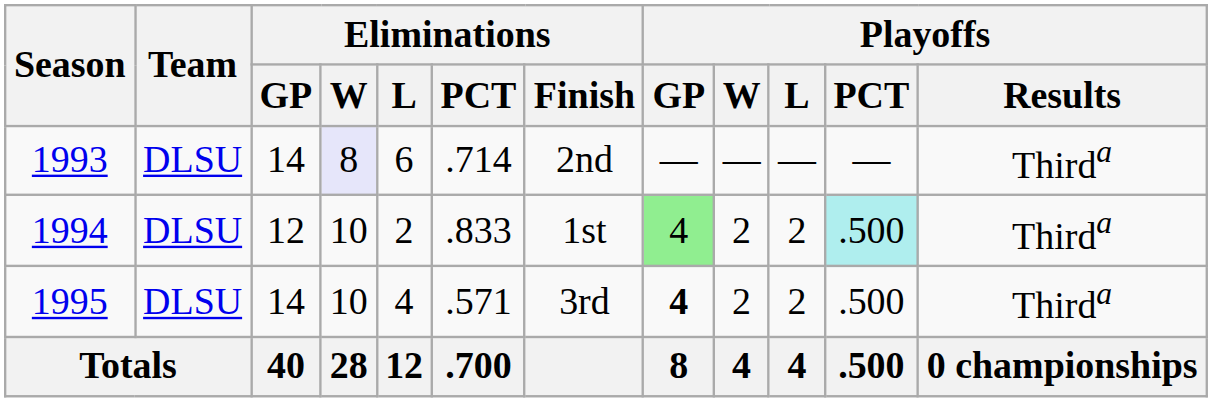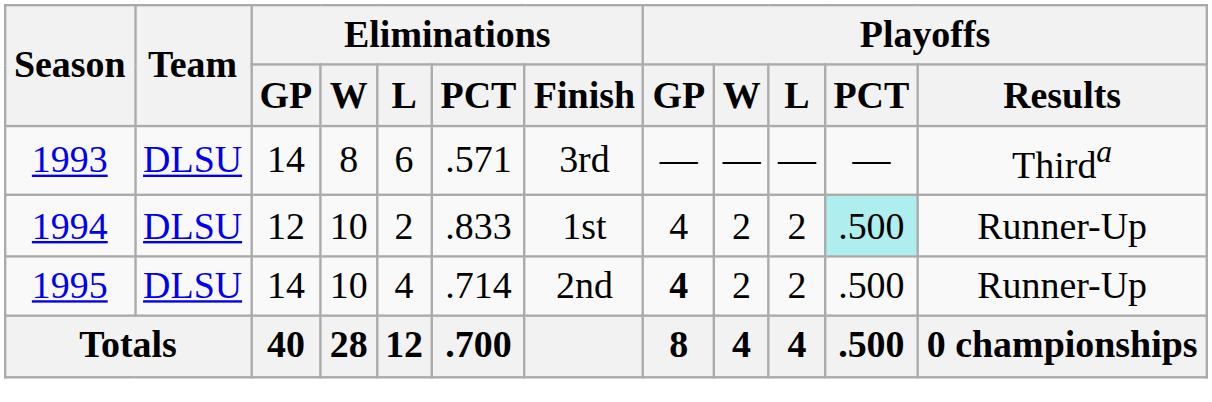(349, 159) lavender background -> (349, 159) no background
(478, 159) .714 -> (478, 159) .571
(584, 159) 2nd -> (584, 159) 3rd
(679, 230) lightgreen background -> (679, 225) no background
(1062, 230) Thirda -> (1062, 225) Runner-Up
(478, 300) .571 -> (478, 285) .714
(584, 300) 3rd -> (584, 285) 2nd
(1062, 300) Thirda -> (1062, 285) Runner-Up
